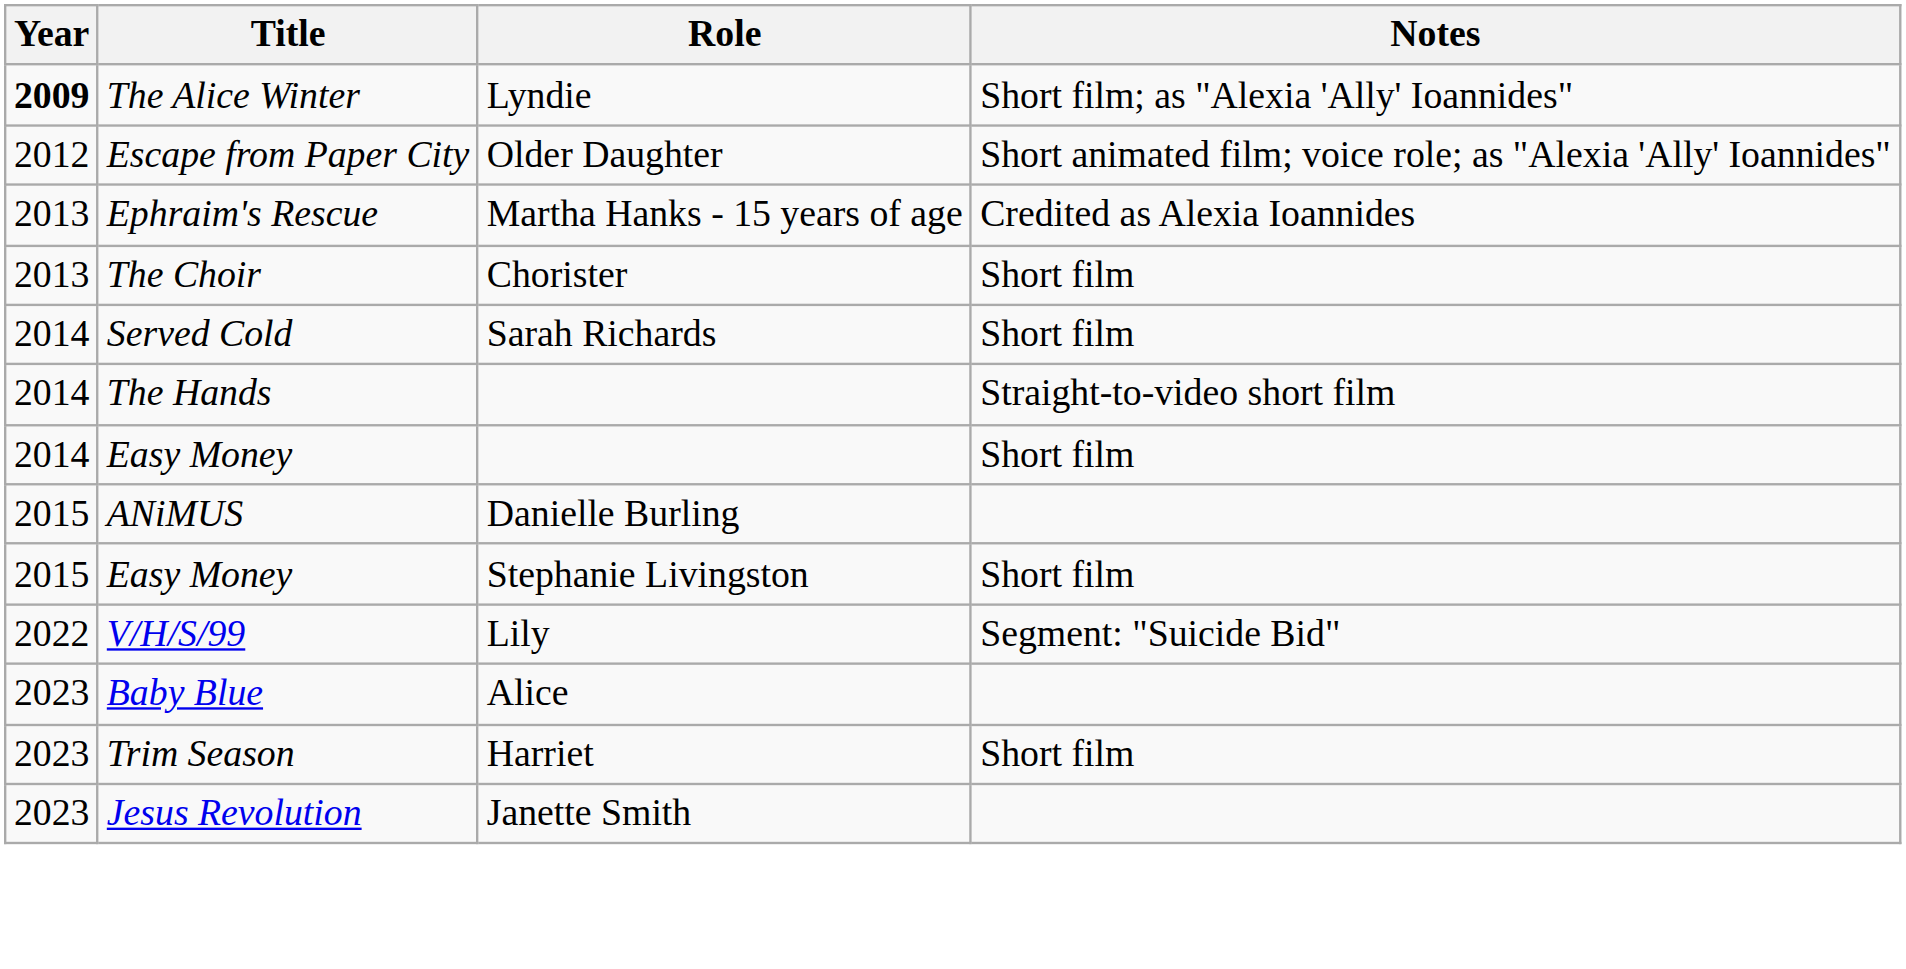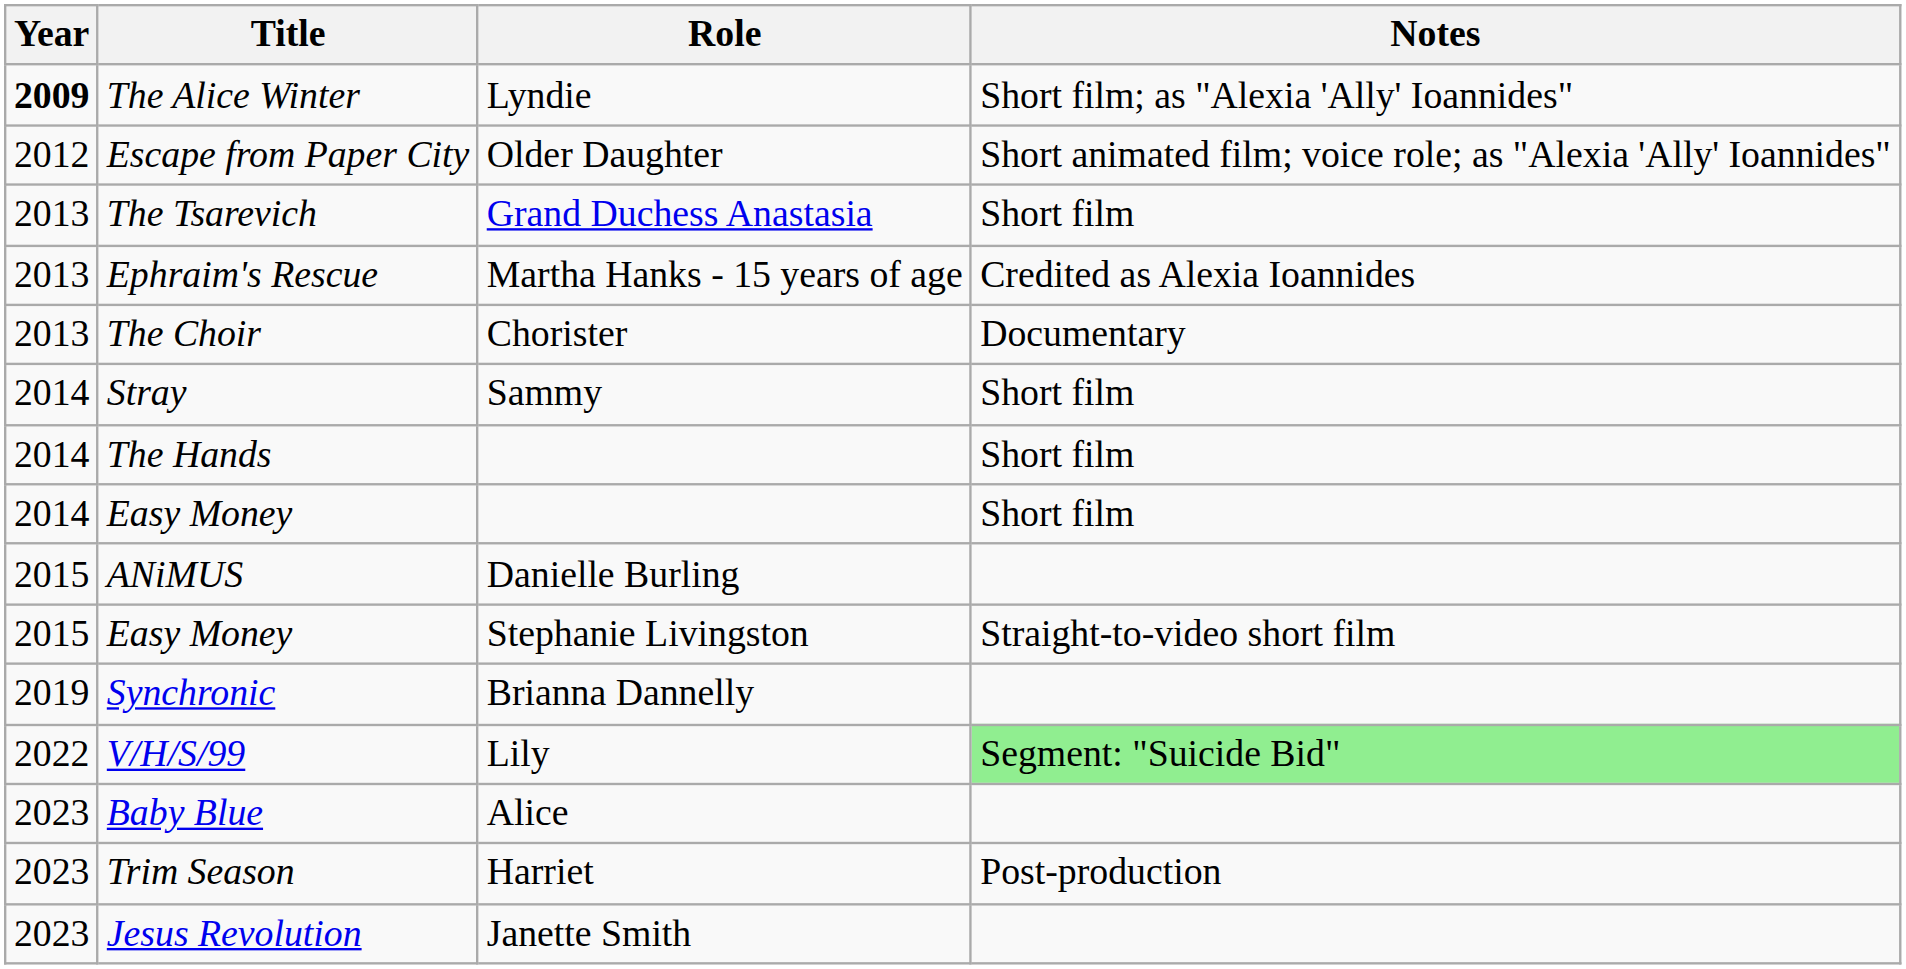+ row: (212, 214)
(1057, 273) Short film -> (1083, 333) Documentary
- row: (200, 333)
+ row: (147, 393)
(1188, 393) Straight-to-video short film -> (1057, 453) Short film
(1057, 573) Short film -> (1188, 633) Straight-to-video short film
+ row: (191, 693)
(1160, 633) no background -> (1160, 753) lightgreen background
(1057, 753) Short film -> (1101, 872) Post-production
